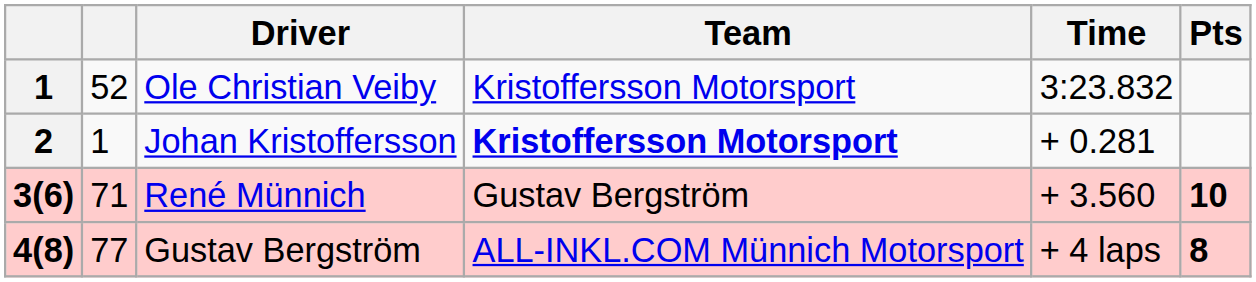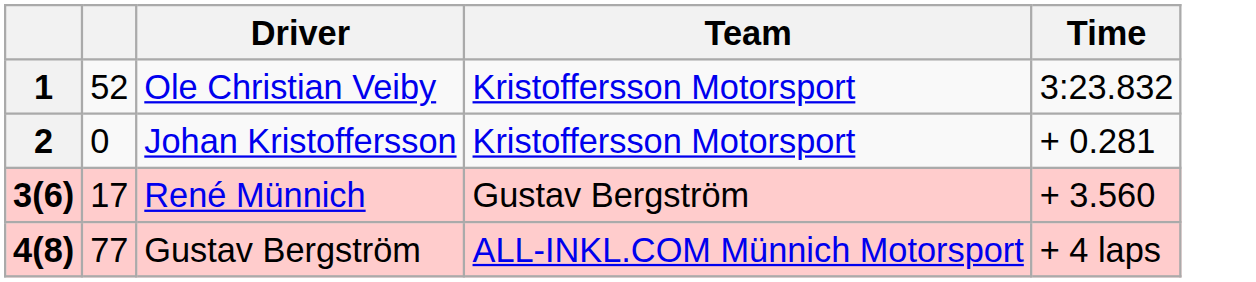- column: (1216, 33)
(100, 141) 1 -> (100, 141) 0
(685, 141) bold -> (664, 141) normal
(109, 196) 71 -> (109, 196) 17
